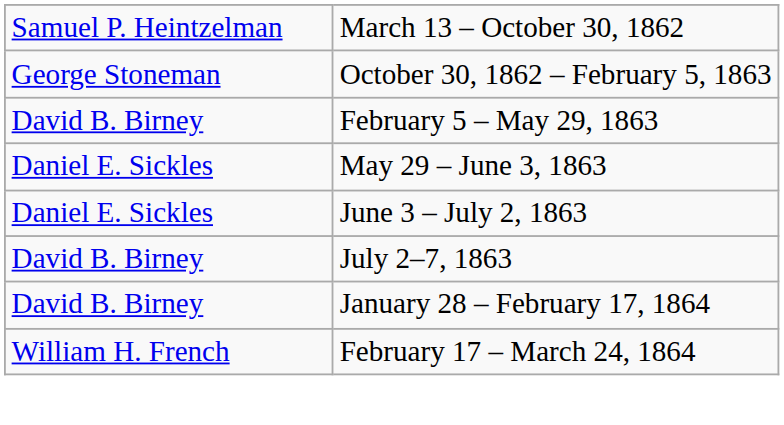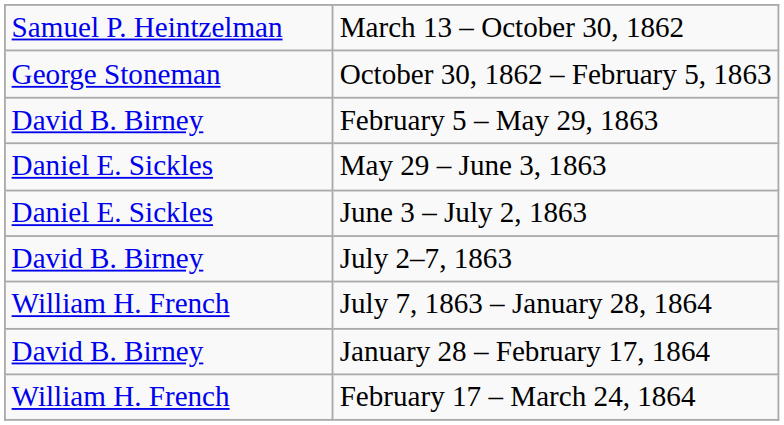+ row: (526, 304)
